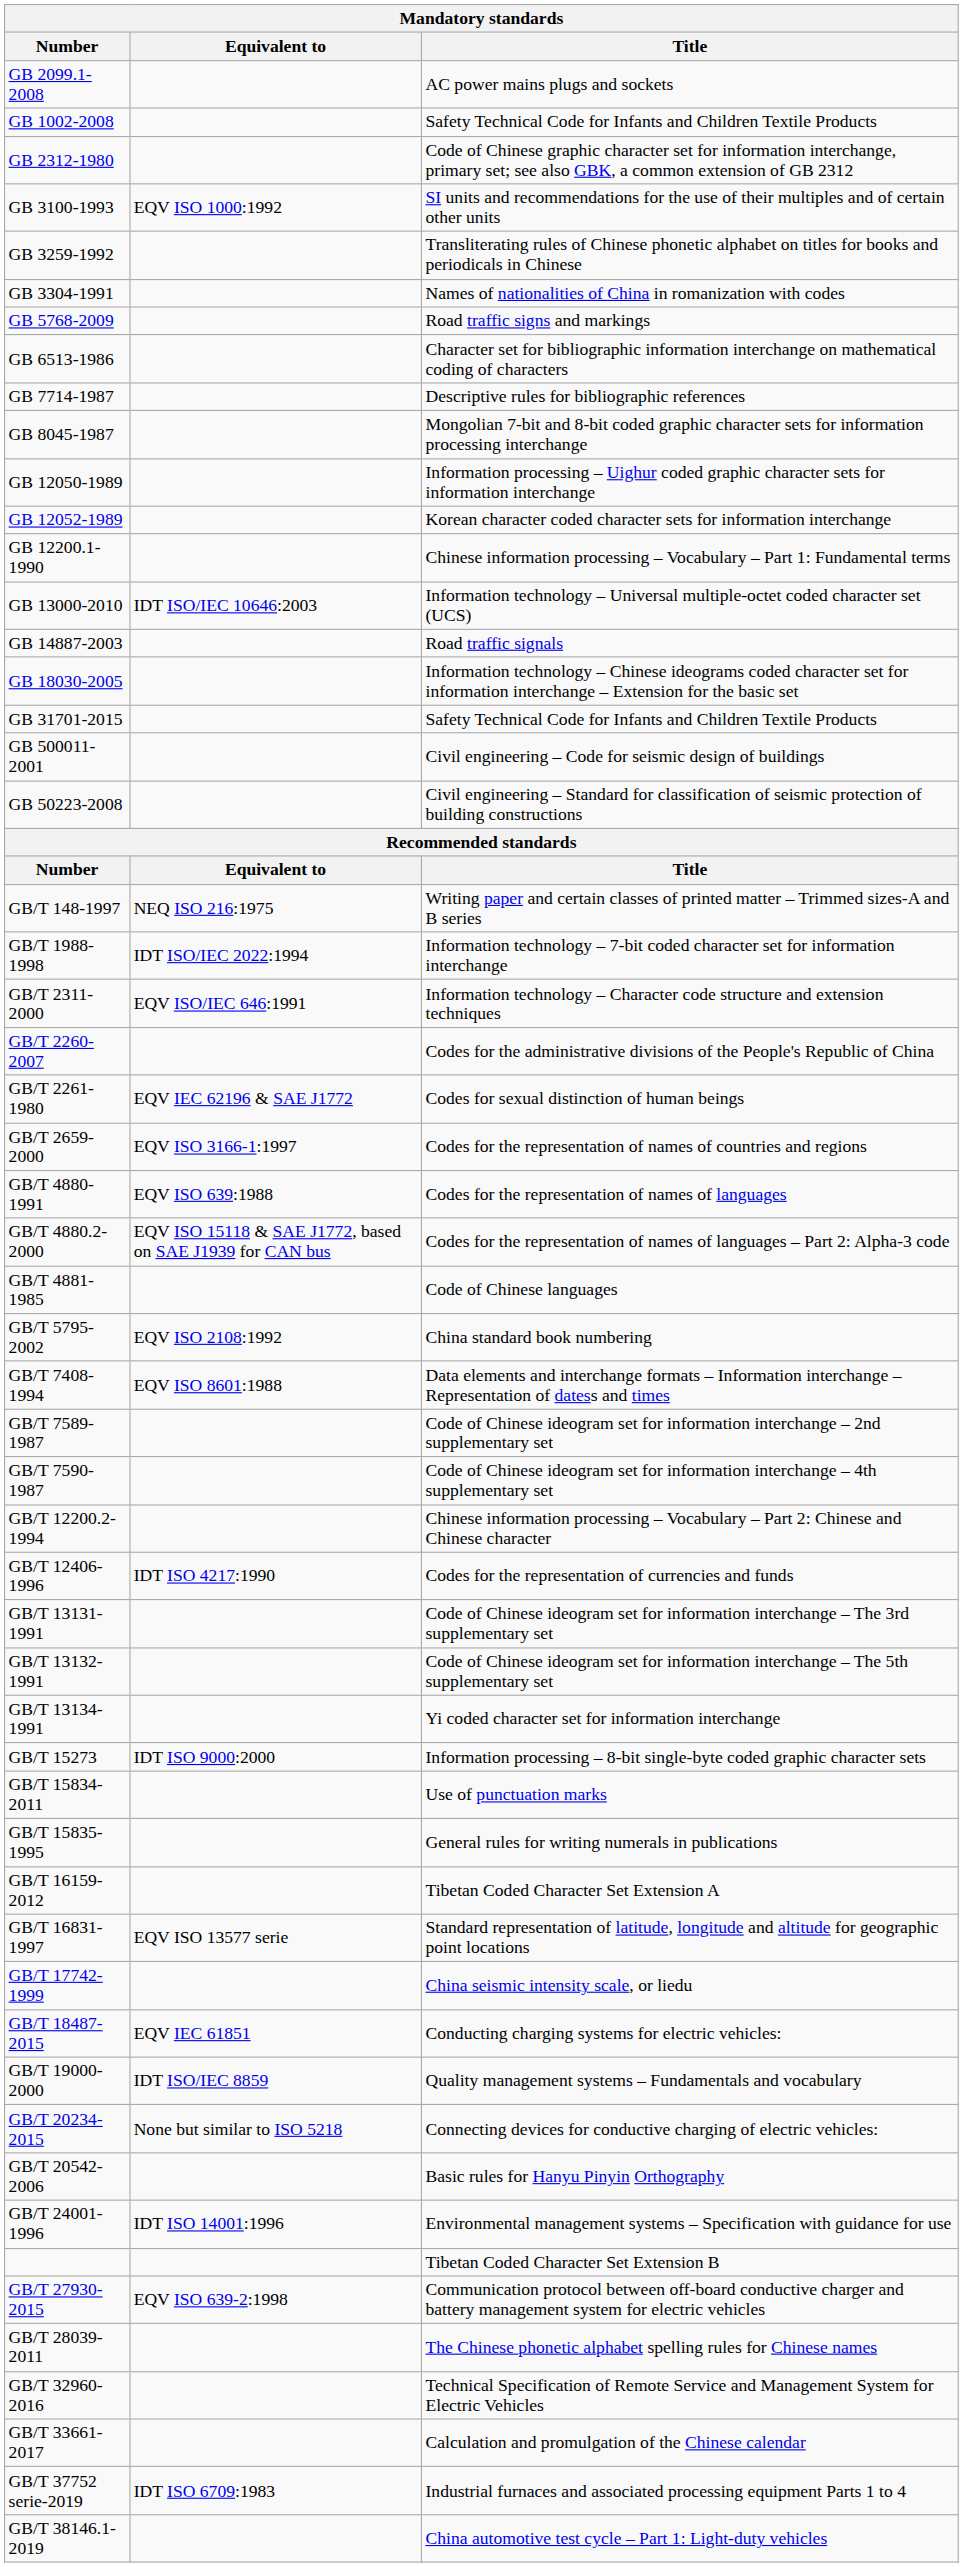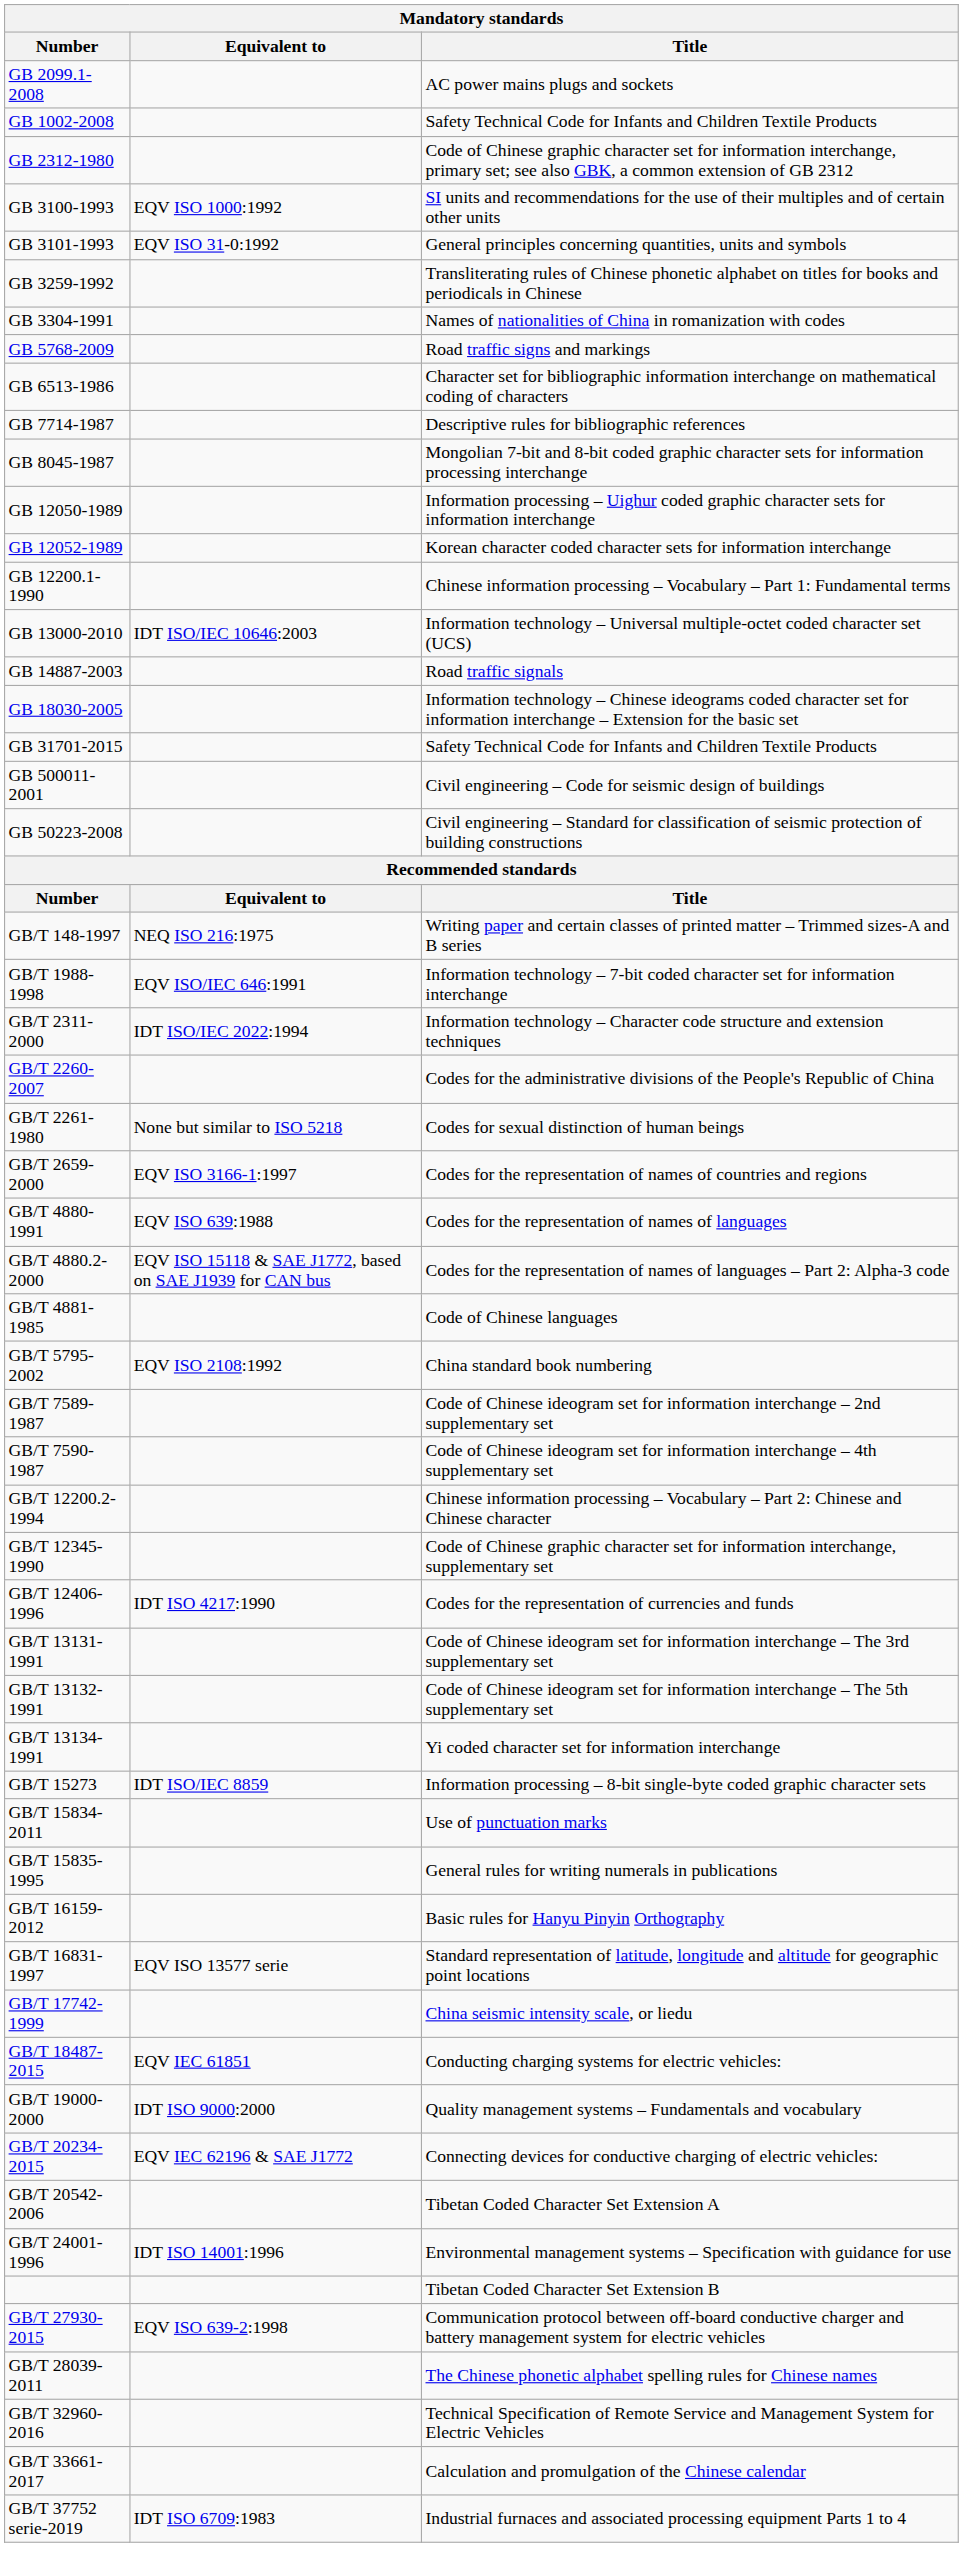+ row: (61, 245)
(221, 955) IDT ISO/IEC 2022:1994 -> (220, 983) EQV ISO/IEC 646:1991
(220, 1003) EQV ISO/IEC 646:1991 -> (221, 1031) IDT ISO/IEC 2022:1994
(243, 1098) EQV IEC 62196 & SAE J1772 -> (238, 1126) None but similar to ISO 5218
- row: (51, 1385)
+ row: (56, 1556)
(204, 1756) IDT ISO 9000:2000 -> (201, 1784) IDT ISO/IEC 8859
(573, 1890) Tibetan Coded Character Set Extension A -> (575, 1918) Basic rules for Hanyu Pinyin Orthography
(201, 2080) IDT ISO/IEC 8859 -> (204, 2108) IDT ISO 9000:2000
(238, 2128) None but similar to ISO 5218 -> (243, 2156) EQV IEC 62196 & SAE J1772
(575, 2176) Basic rules for Hanyu Pinyin Orthography -> (573, 2204) Tibetan Coded Character Set Extension A
- row: (62, 2538)
